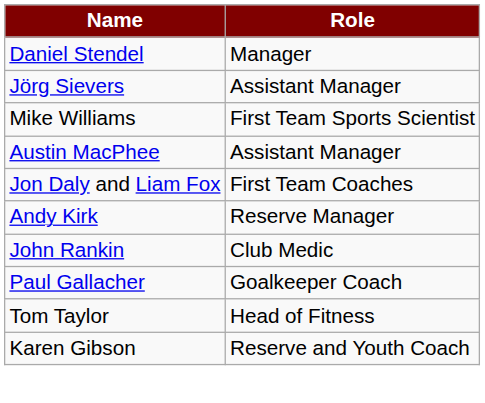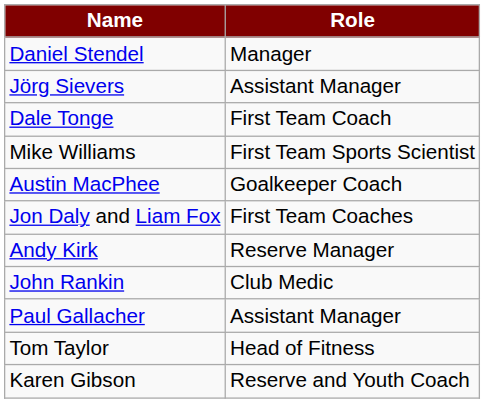+ row: (61, 119)
(315, 151) Assistant Manager -> (316, 184) Goalkeeper Coach
(316, 282) Goalkeeper Coach -> (315, 315) Assistant Manager
